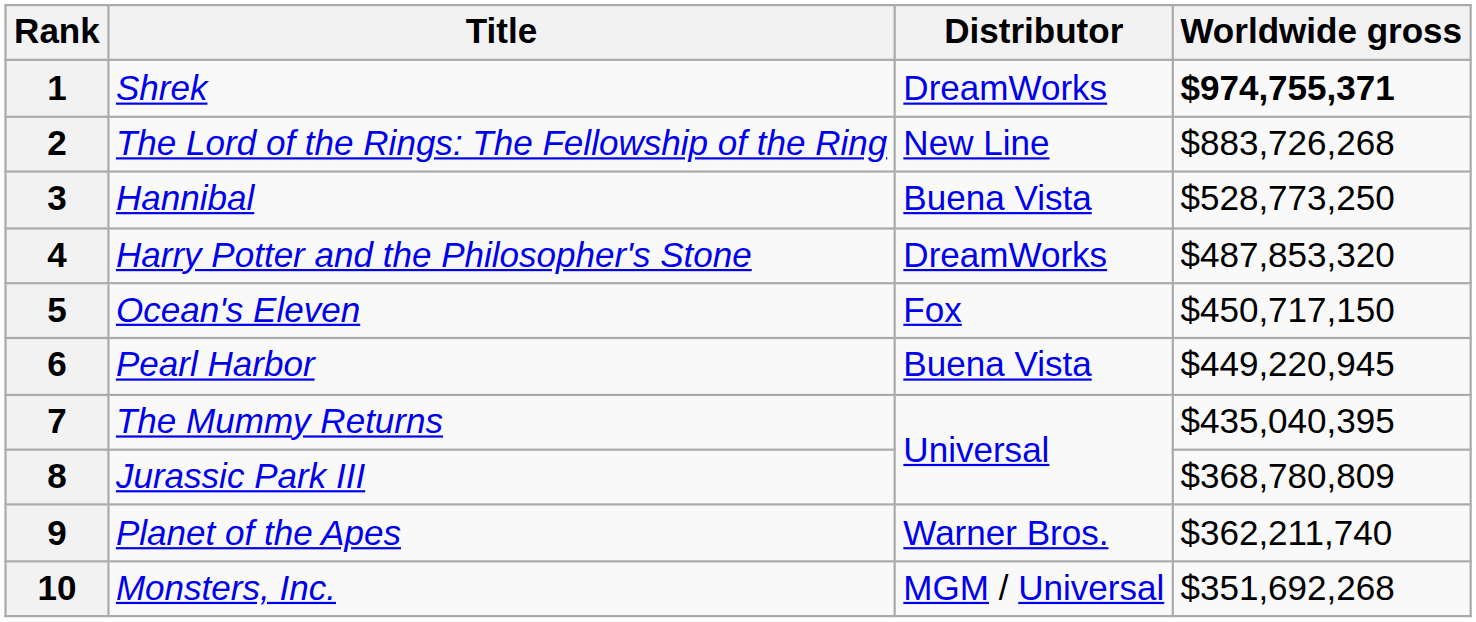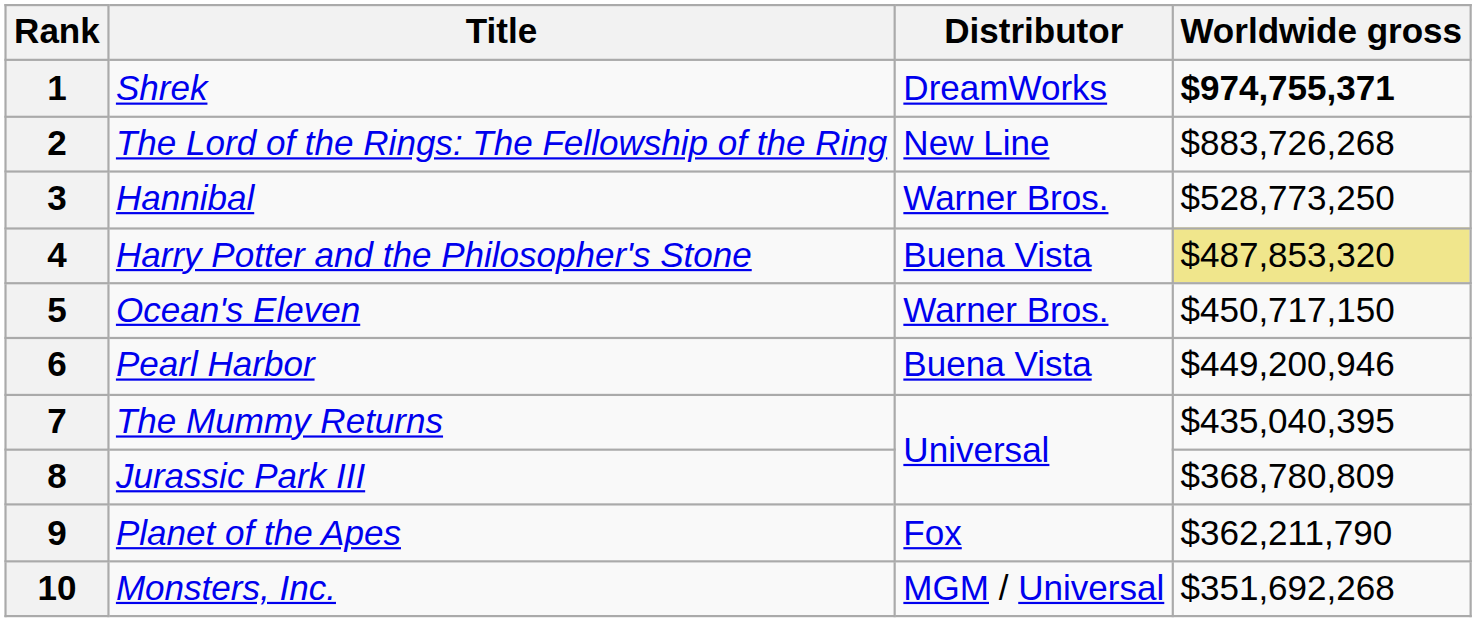(998, 198) Buena Vista -> (1006, 198) Warner Bros.
(1005, 254) DreamWorks -> (998, 254) Buena Vista
(1288, 254) no background -> (1288, 254) khaki background
(933, 310) Fox -> (1006, 310) Warner Bros.
(1288, 365) $449,220,945 -> (1288, 365) $449,200,946
(1006, 532) Warner Bros. -> (933, 532) Fox
(1286, 532) $362,211,740 -> (1286, 532) $362,211,790
